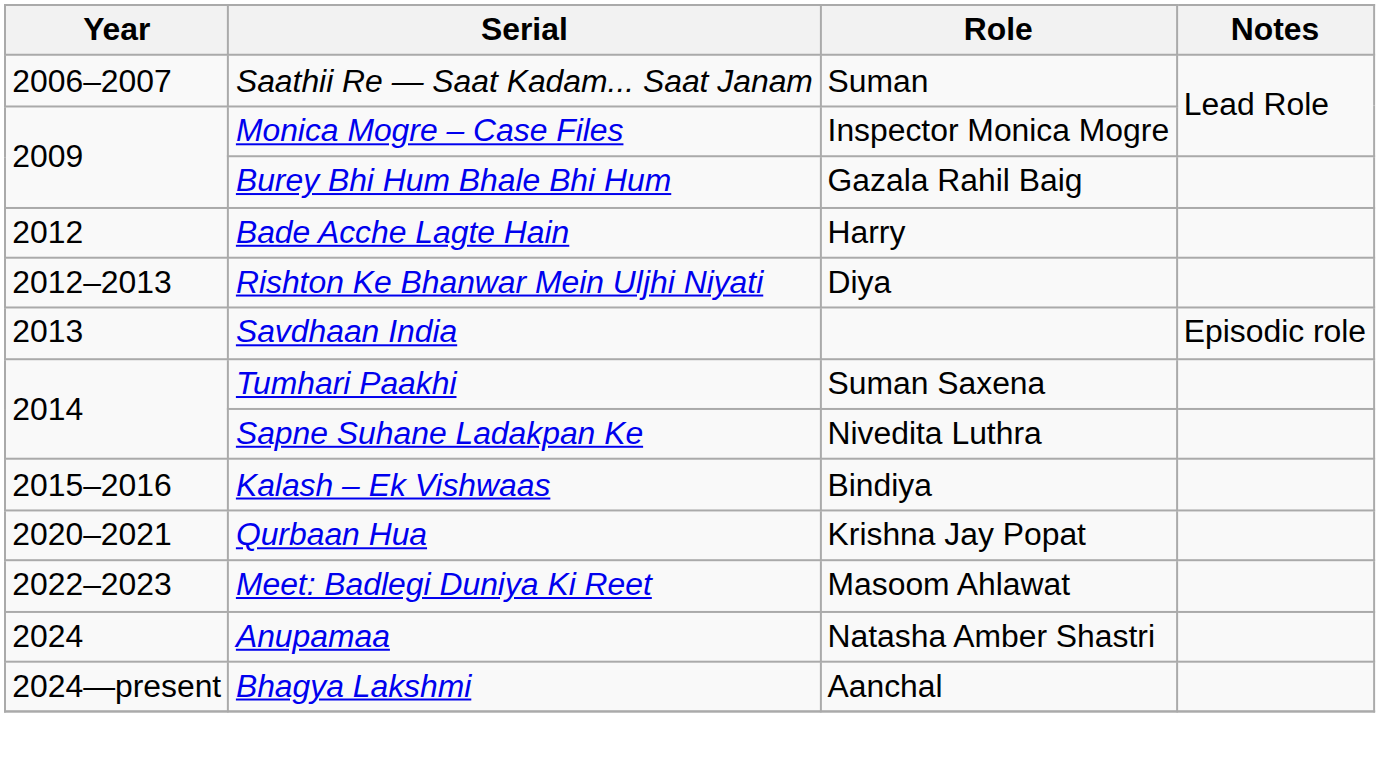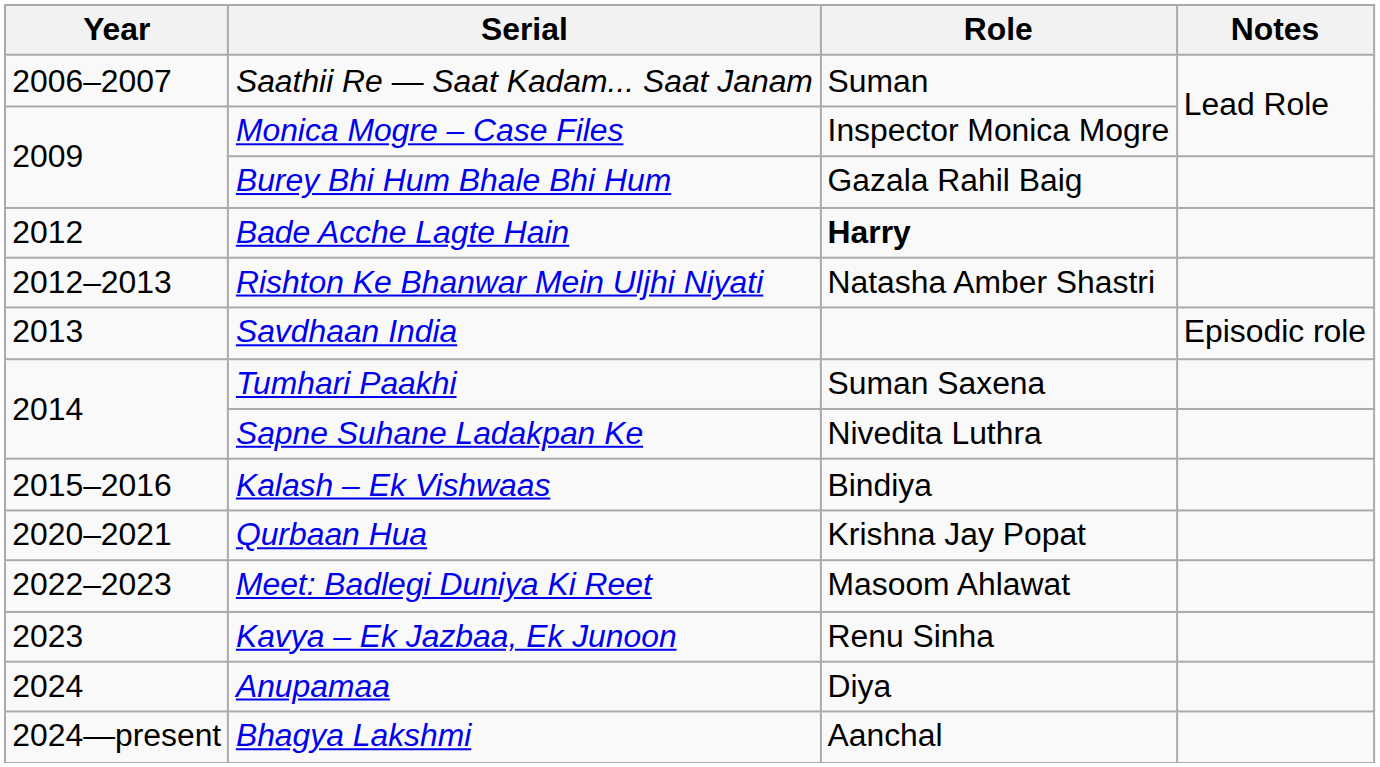(866, 231) normal -> (869, 231) bold
(859, 282) Diya -> (991, 282) Natasha Amber Shastri
+ row: (456, 635)
(991, 635) Natasha Amber Shastri -> (859, 686) Diya
